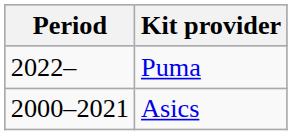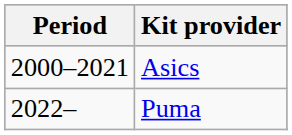rows swapped: (170, 108) <-> (171, 66)
